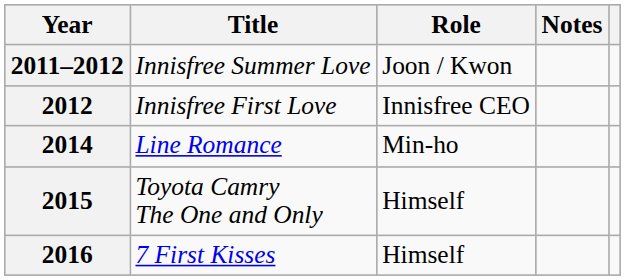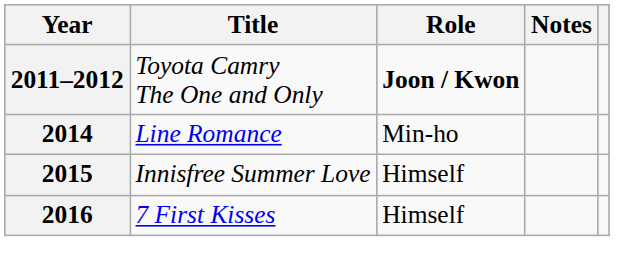(253, 65) Innisfree Summer Love -> (229, 79) Toyota Camry The One and Only
(447, 65) normal -> (451, 79) bold
- row: (67, 105)
(229, 200) Toyota Camry The One and Only -> (253, 174) Innisfree Summer Love
